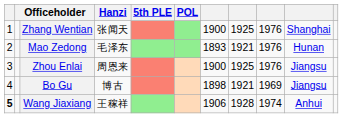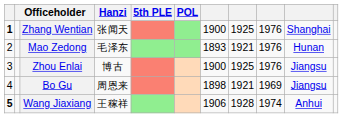(10, 30) normal -> (10, 30) bold
(113, 66) 周恩来 -> (113, 66) 博古
(113, 85) 博古 -> (113, 85) 周恩来
